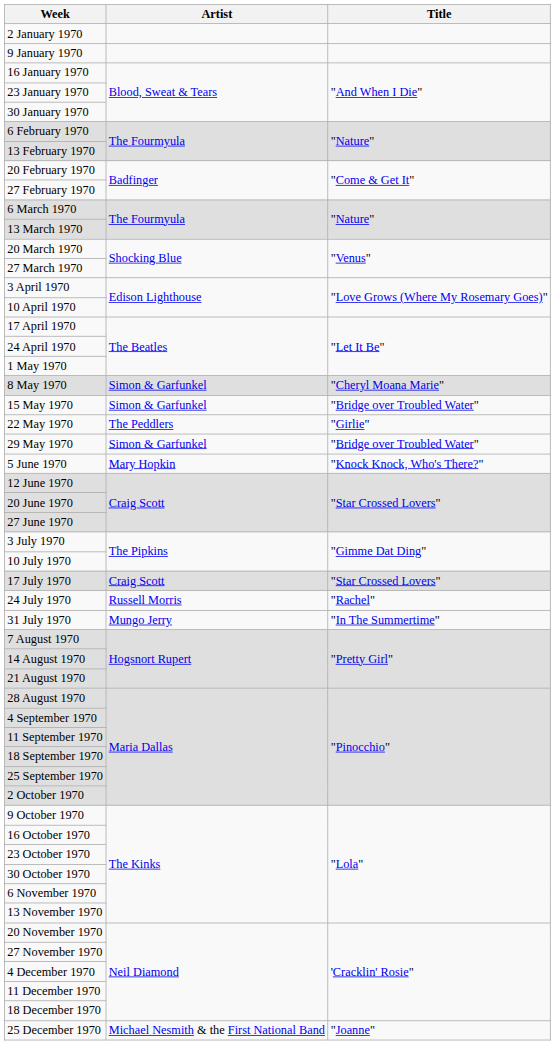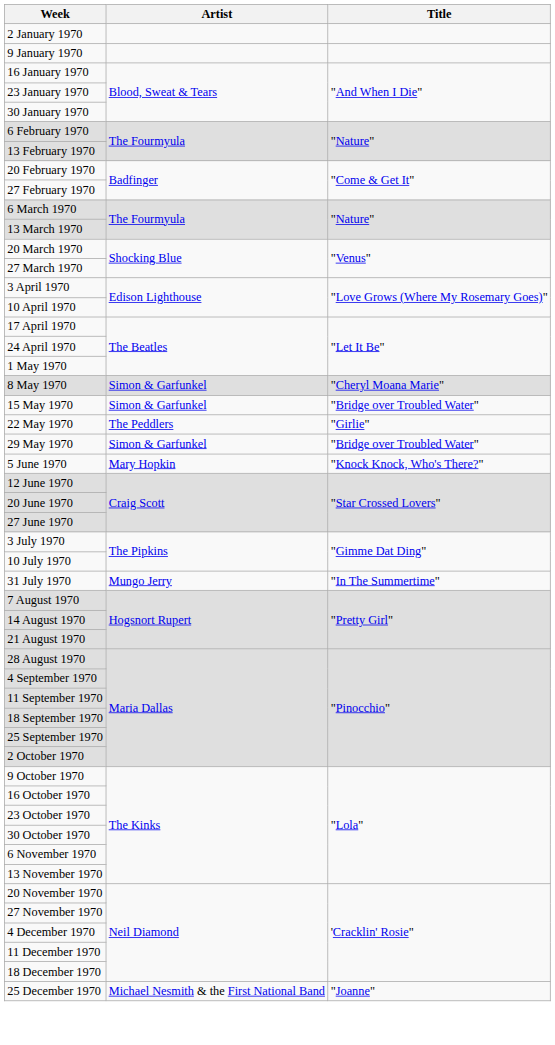- row: (39, 580)
- row: (39, 600)
